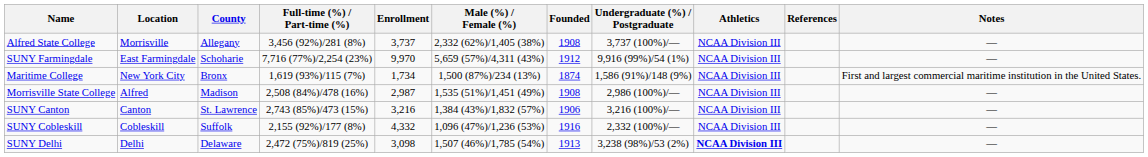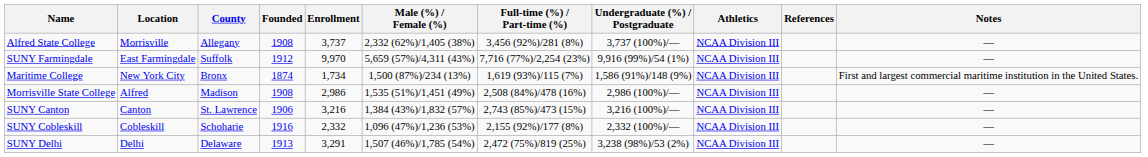columns swapped: (570, 19) <-> (317, 19)
(222, 59) Schoharie -> (216, 59) Suffolk
(403, 93) 2,987 -> (333, 93) 2,986
(216, 127) Suffolk -> (222, 127) Schoharie
(403, 127) 4,332 -> (333, 127) 2,332
(403, 144) 3,098 -> (333, 144) 3,291
(739, 144) bold -> (738, 144) normal
